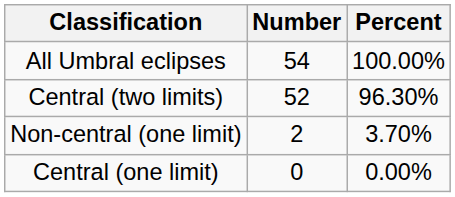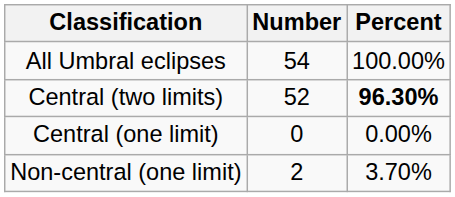(398, 97) normal -> (398, 97) bold
rows swapped: (126, 172) <-> (126, 135)
